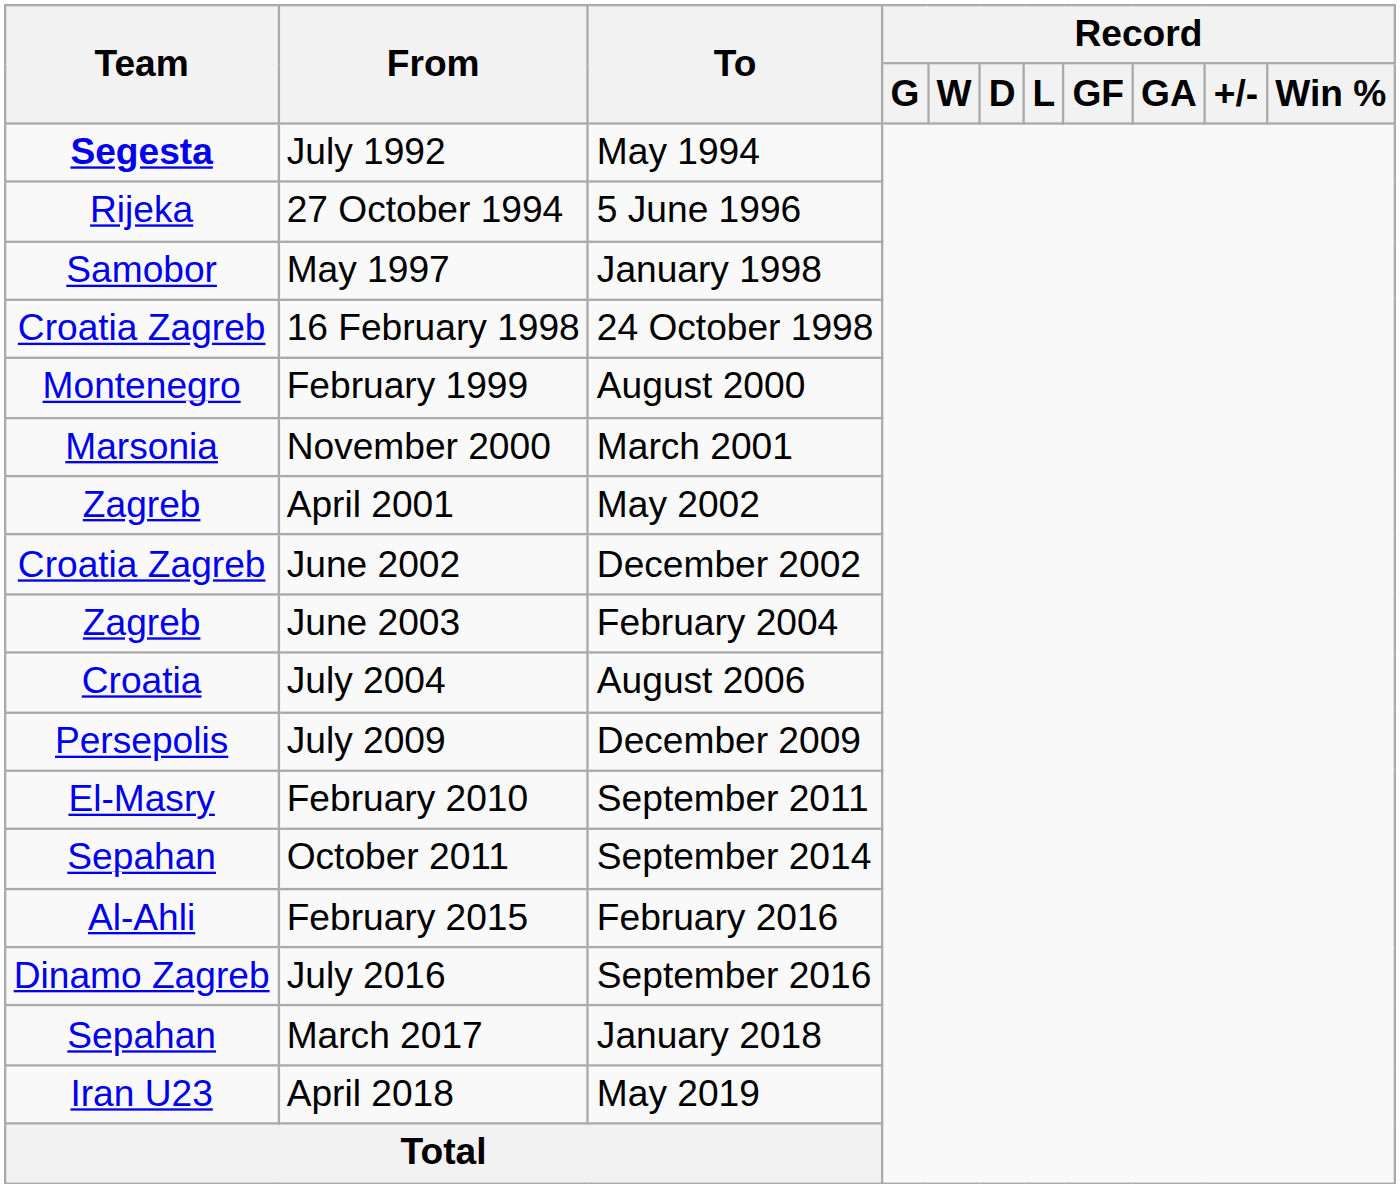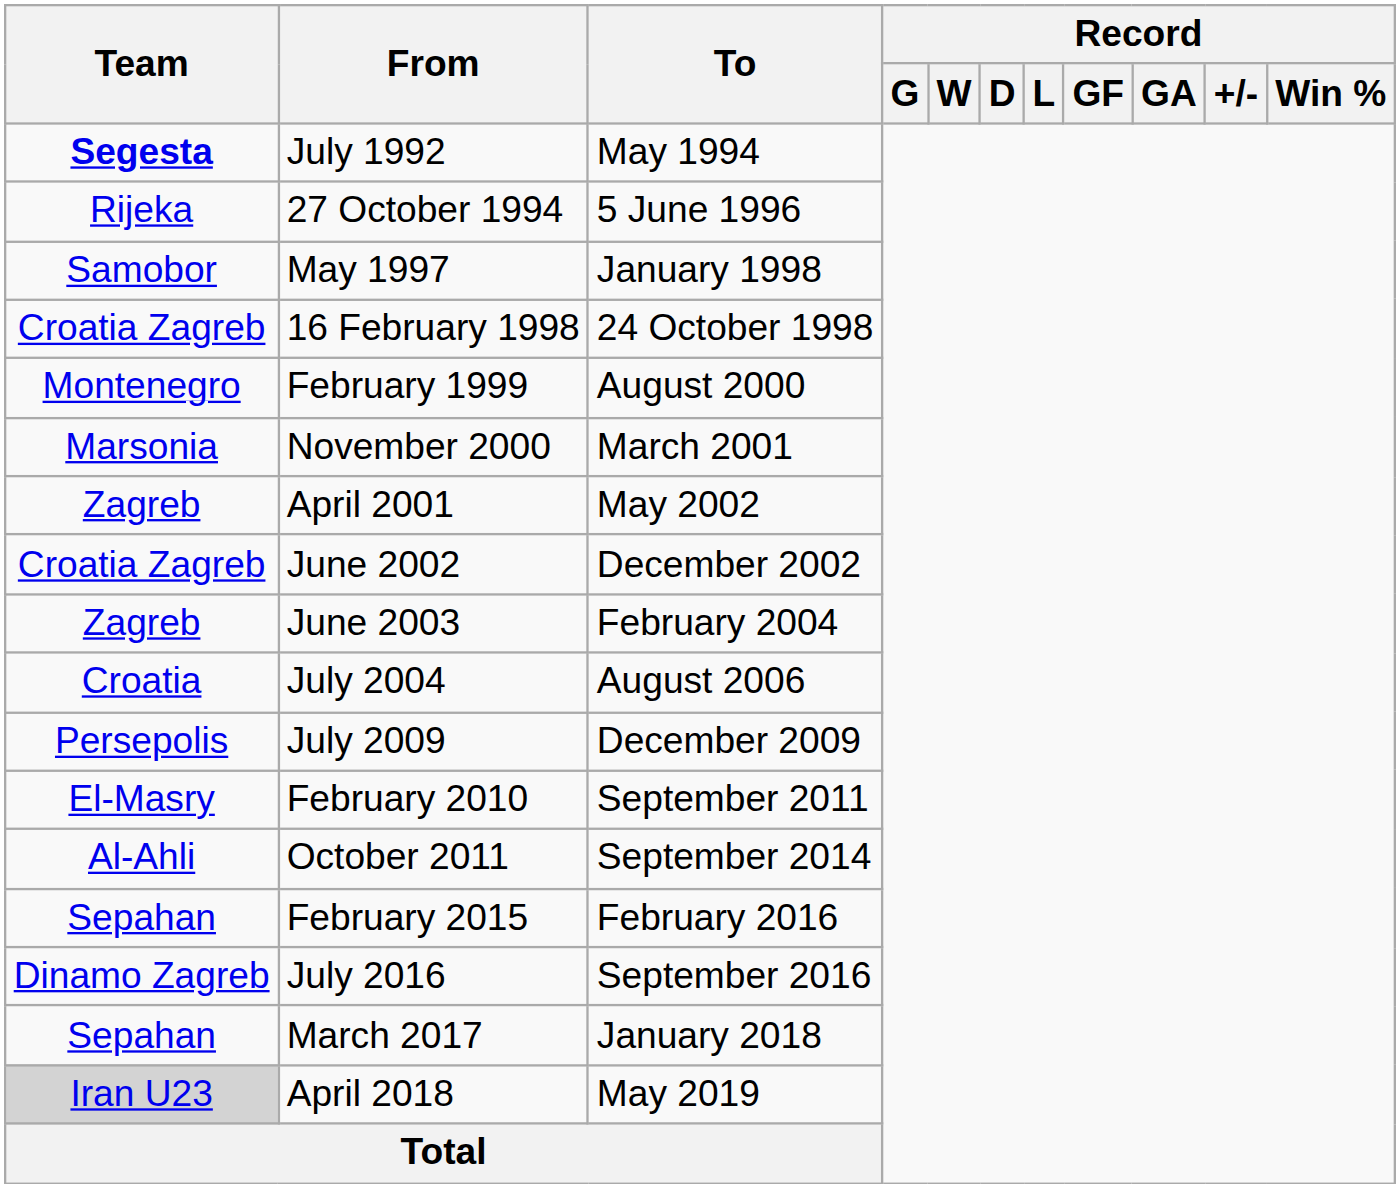(142, 858) Sepahan -> (142, 858) Al-Ahli
(142, 916) Al-Ahli -> (142, 916) Sepahan
(142, 1093) no background -> (142, 1093) lightgrey background
